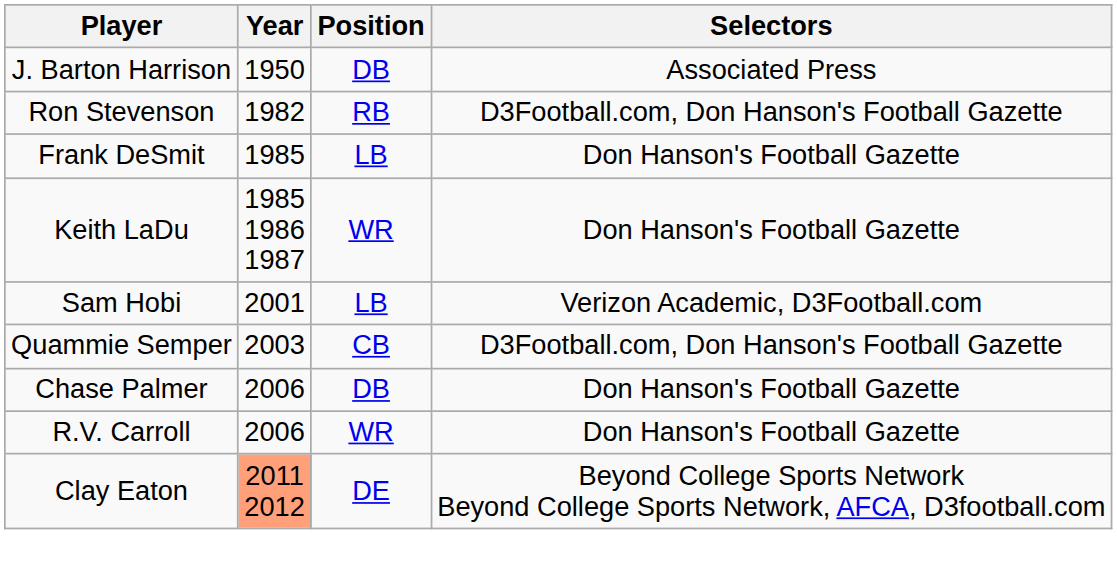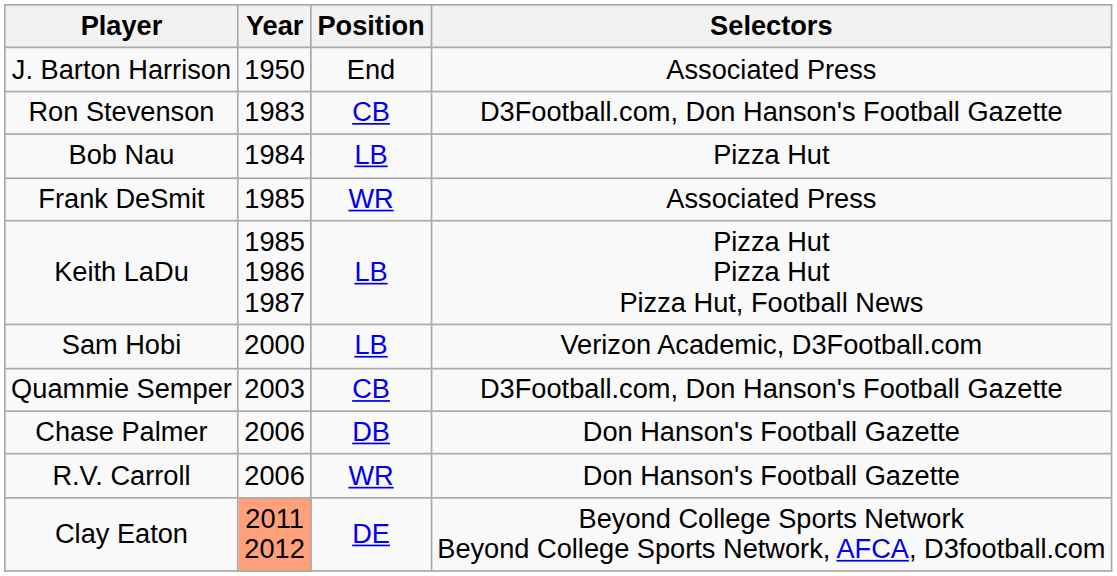(371, 69) DB -> (371, 69) End
(275, 112) 1982 -> (275, 112) 1983
(371, 112) RB -> (371, 112) CB
+ row: (121, 155)
(371, 155) LB -> (371, 198) WR
(771, 155) Don Hanson's Football Gazette -> (771, 198) Associated Press
(371, 229) WR -> (371, 272) LB
(771, 229) Don Hanson's Football Gazette -> (771, 272) Pizza Hut Pizza Hut Pizza Hut, Football News
(275, 302) 2001 -> (275, 346) 2000
